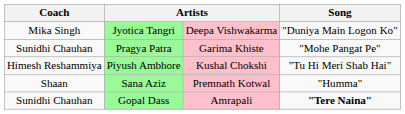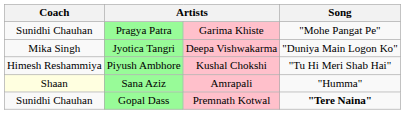rows swapped: (144, 30) <-> (144, 48)
(54, 83) no background -> (54, 83) lightyellow background
(231, 83) Premnath Kotwal -> (231, 83) Amrapali
(231, 100) Amrapali -> (231, 100) Premnath Kotwal
